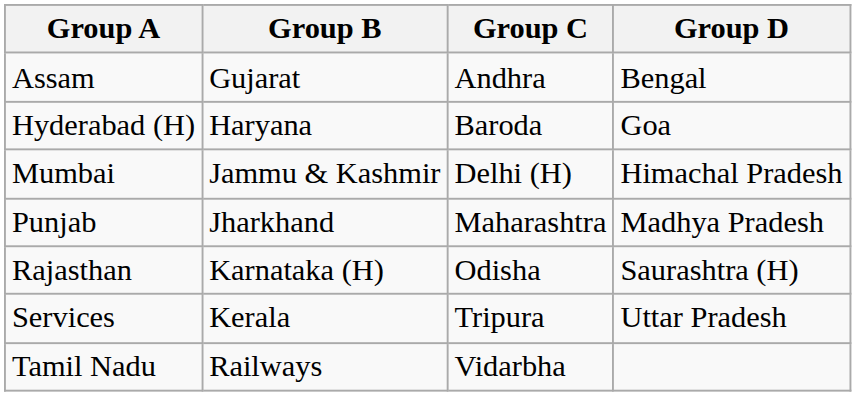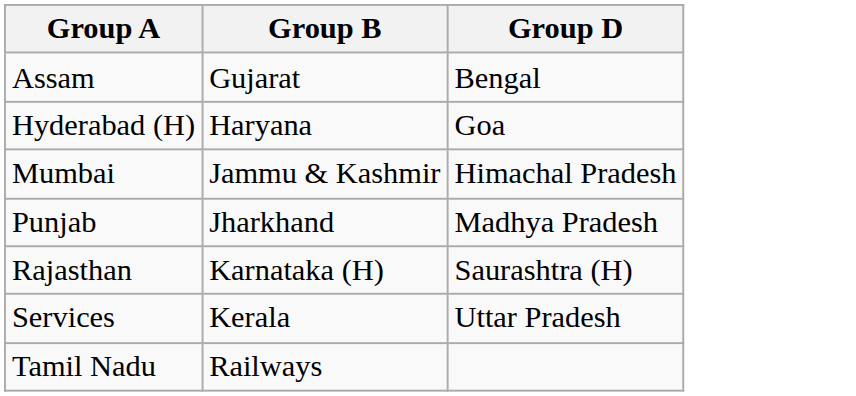- column: (530, 28)
